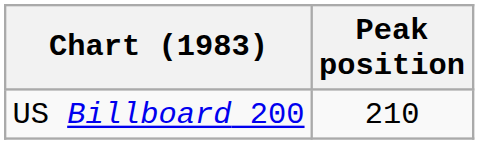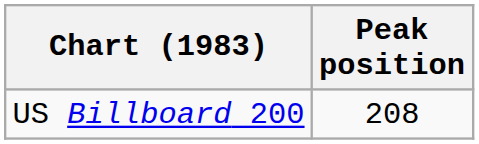(392, 115) 210 -> (392, 115) 208
